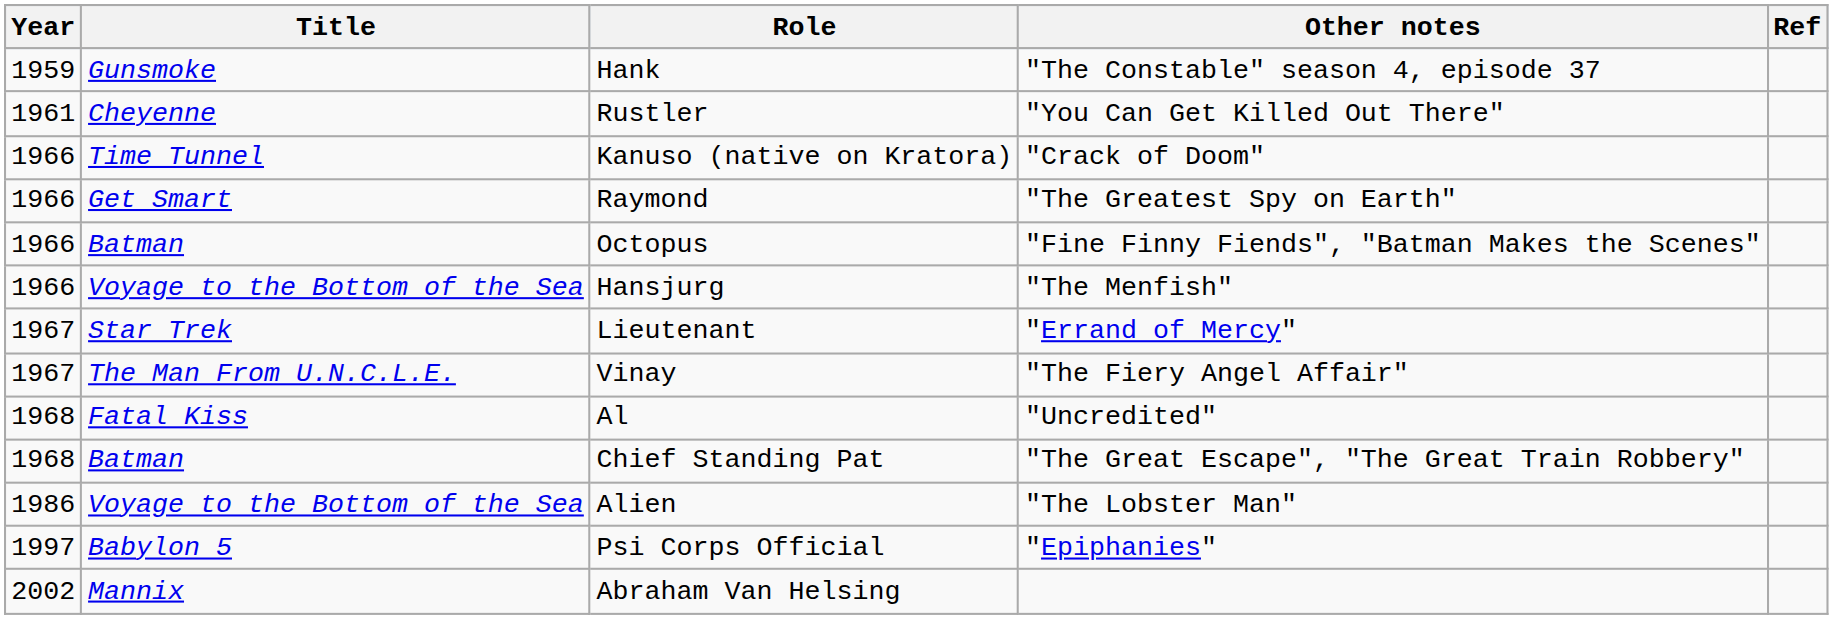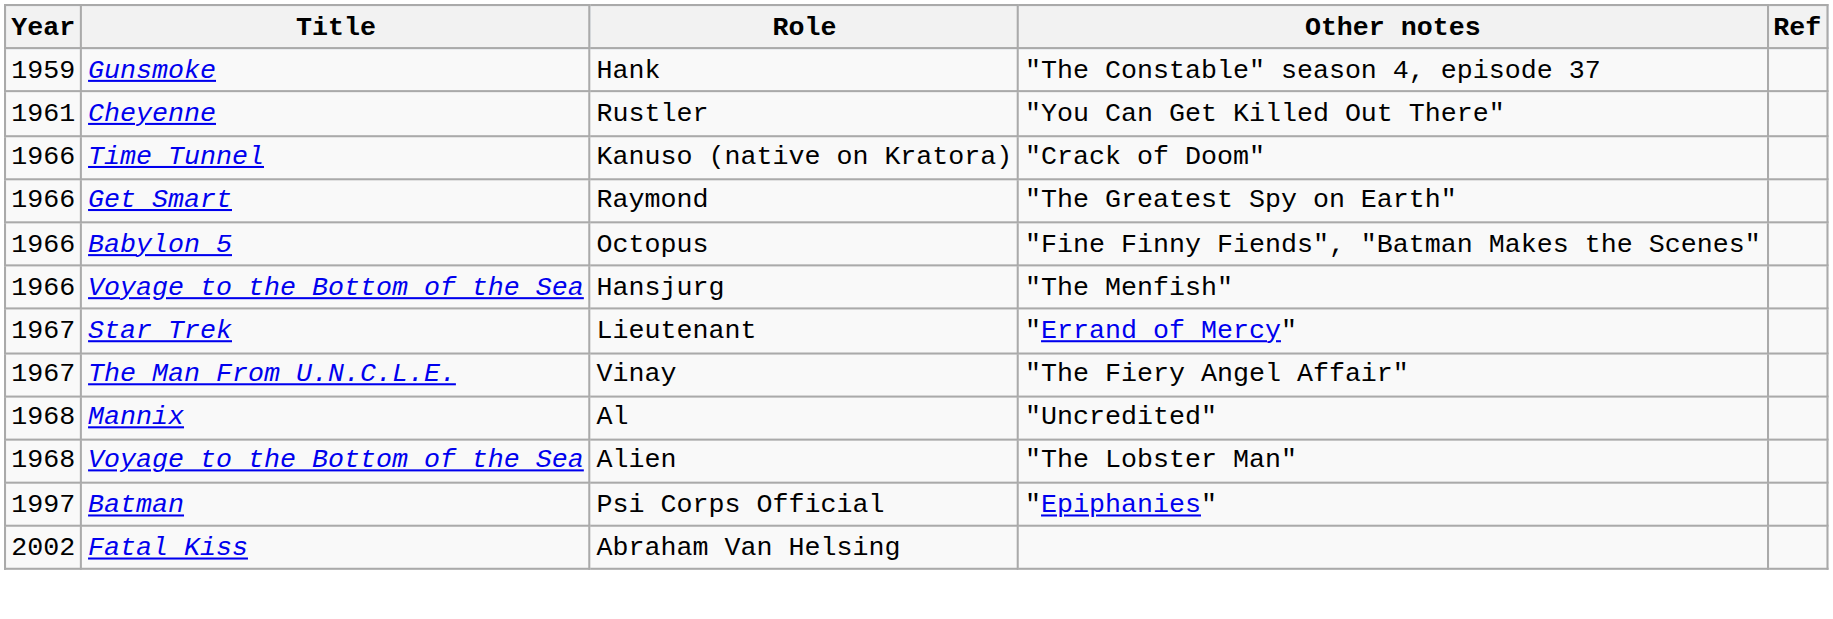(136, 244) Batman -> (160, 244) Babylon 5
(168, 418) Fatal Kiss -> (136, 418) Mannix
- row: (740, 461)
(43, 505) 1986 -> (43, 461) 1968
(160, 548) Babylon 5 -> (136, 505) Batman
(136, 591) Mannix -> (168, 548) Fatal Kiss
